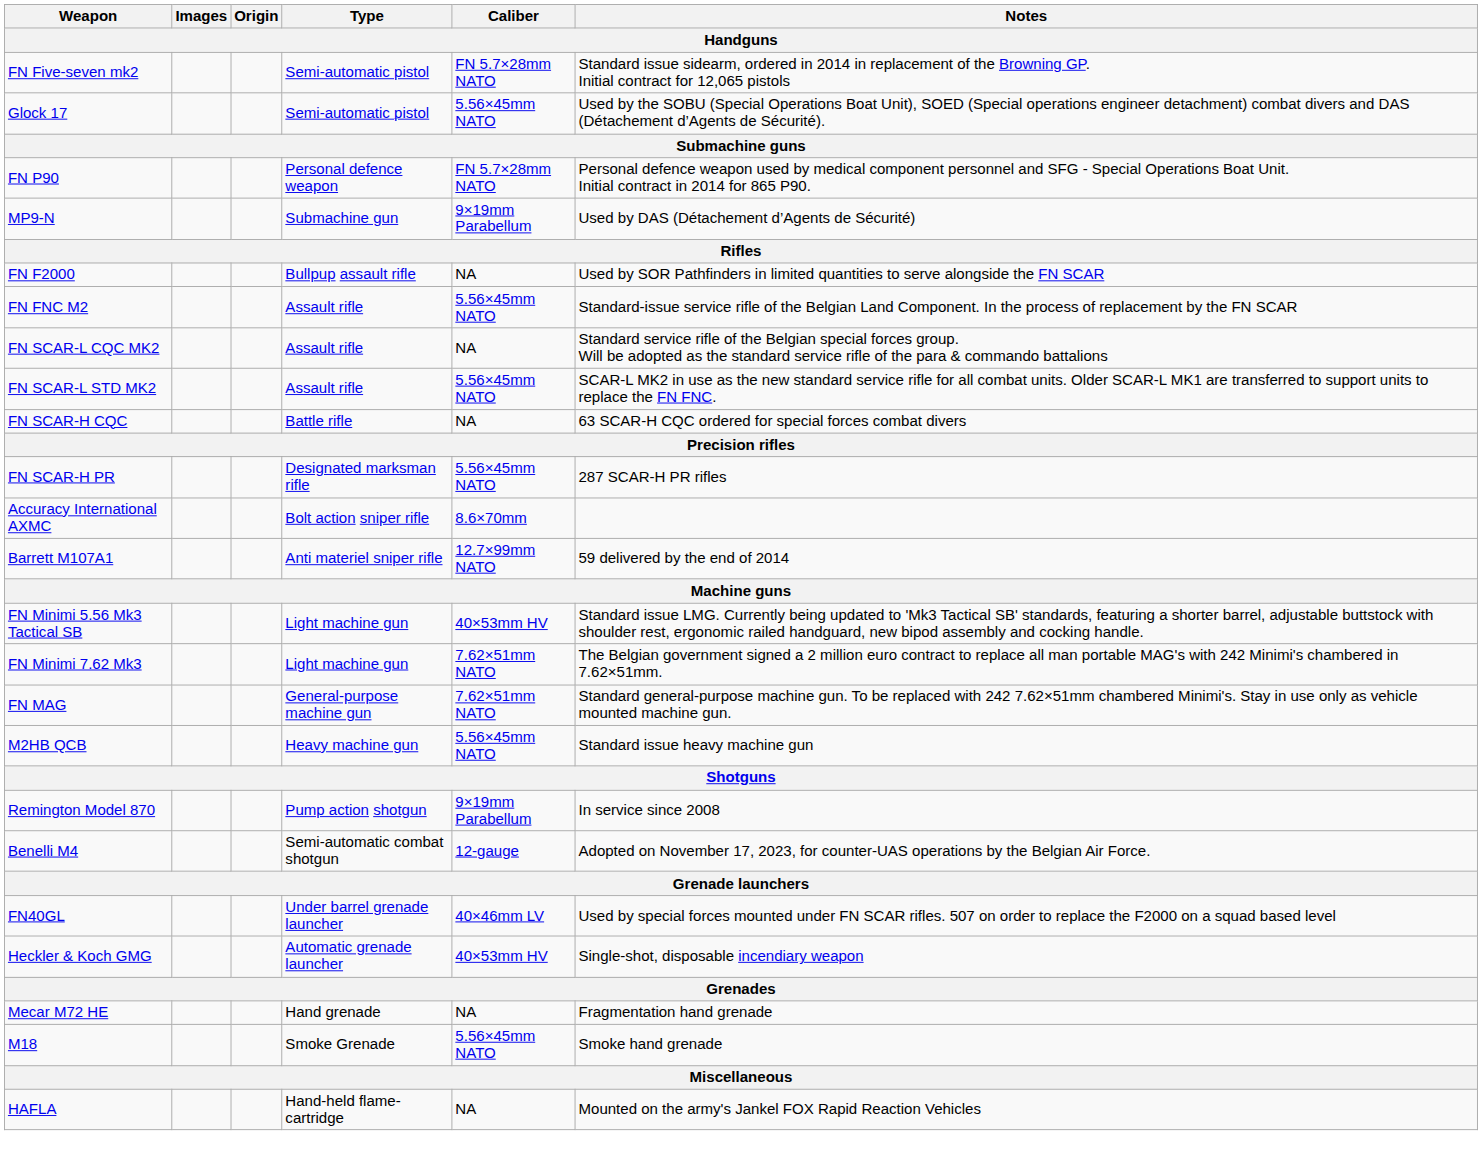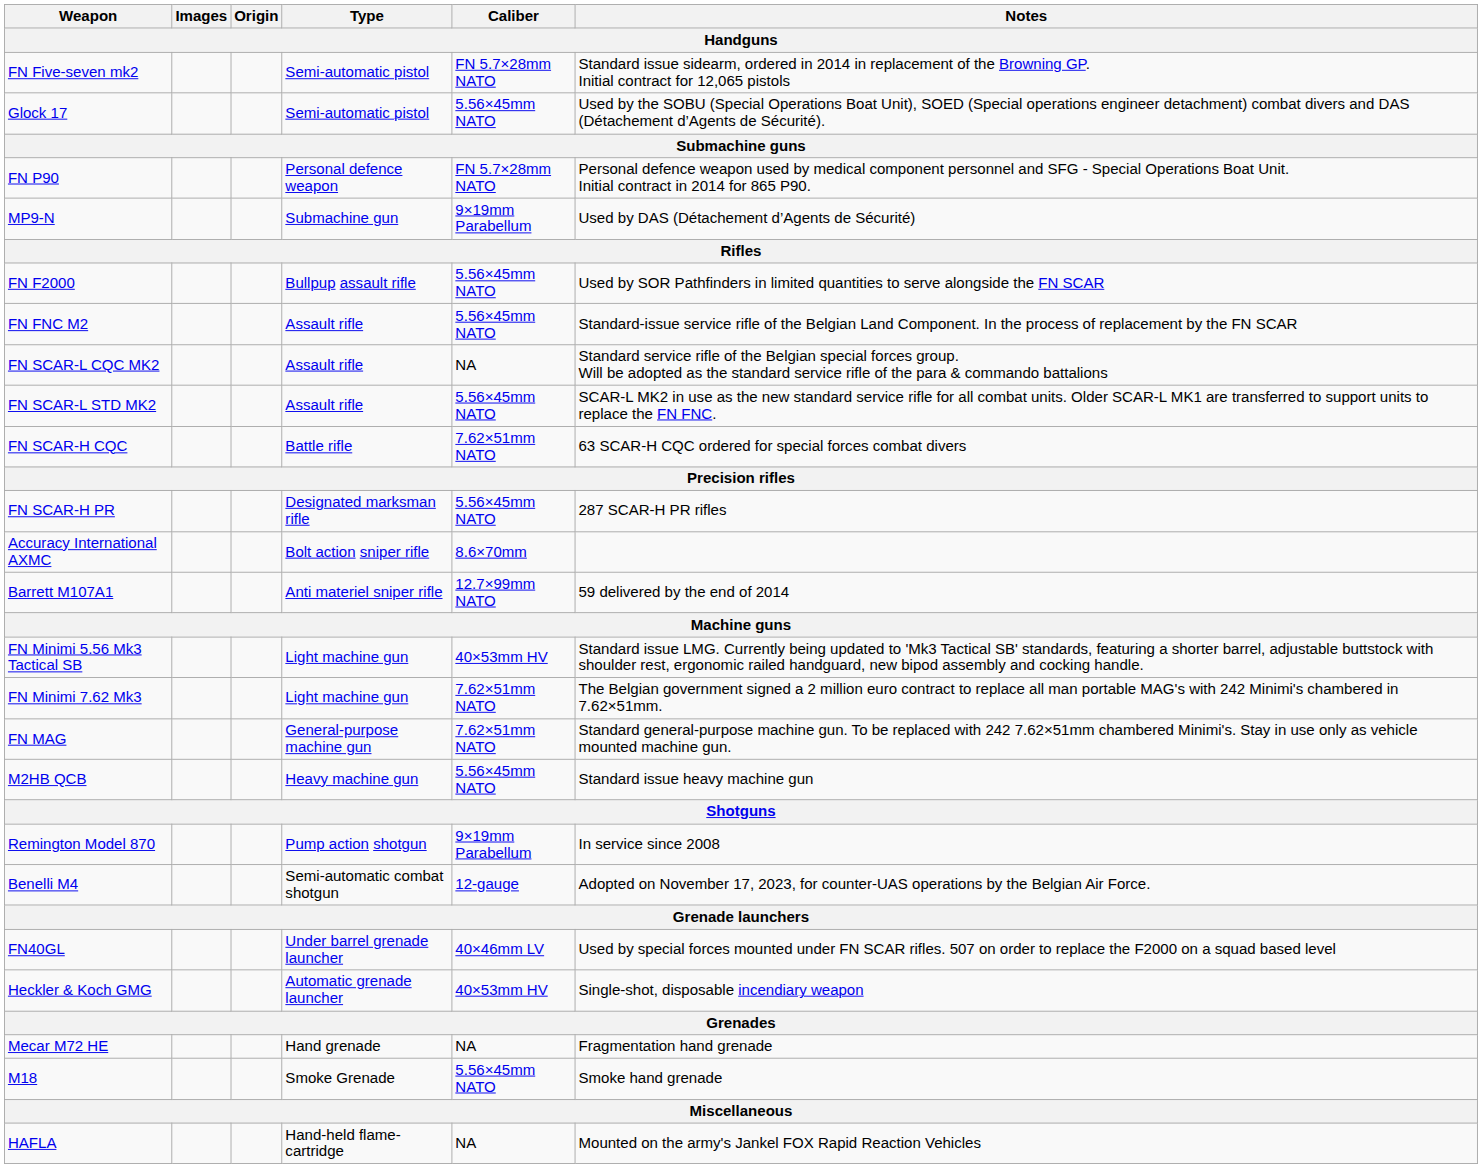(466, 274) NA -> (495, 283) 5.56×45mm NATO
(466, 421) NA -> (495, 446) 7.62×51mm NATO
